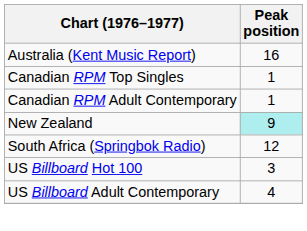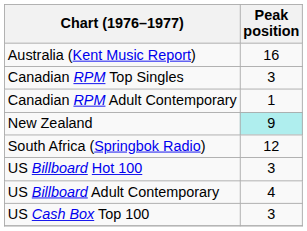(271, 77) 1 -> (271, 77) 3
+ row: (78, 214)
